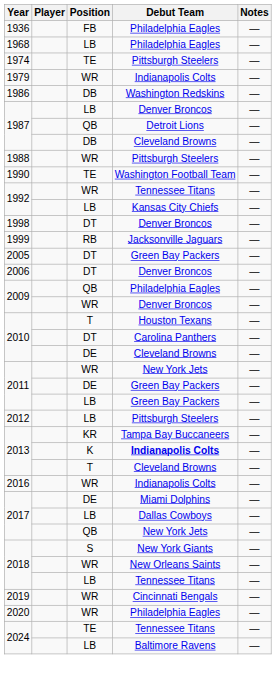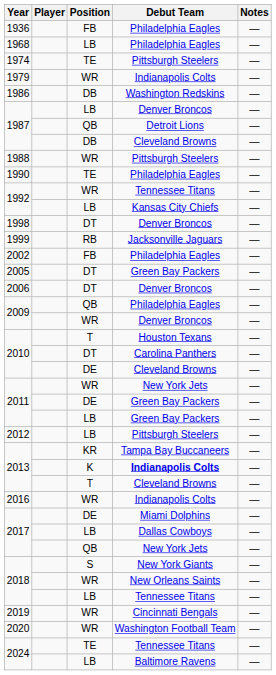(175, 175) Washington Football Team -> (175, 175) Philadelphia Eagles
+ row: (18, 256)
(175, 613) Philadelphia Eagles -> (175, 629) Washington Football Team
